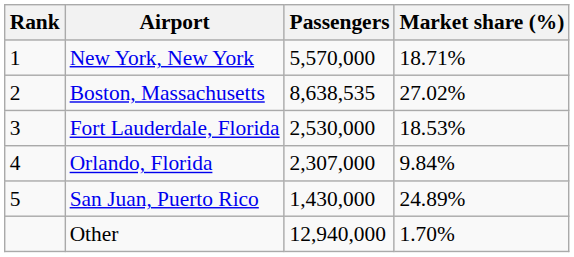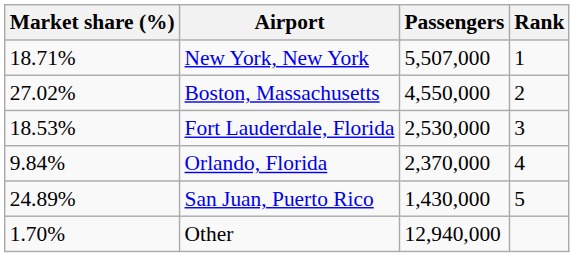columns swapped: (35, 22) <-> (482, 22)
(332, 57) 5,570,000 -> (447, 57) 5,507,000
(332, 93) 8,638,535 -> (447, 93) 4,550,000
(332, 163) 2,307,000 -> (447, 163) 2,370,000
